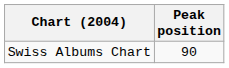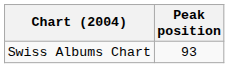(189, 52) 90 -> (189, 52) 93
